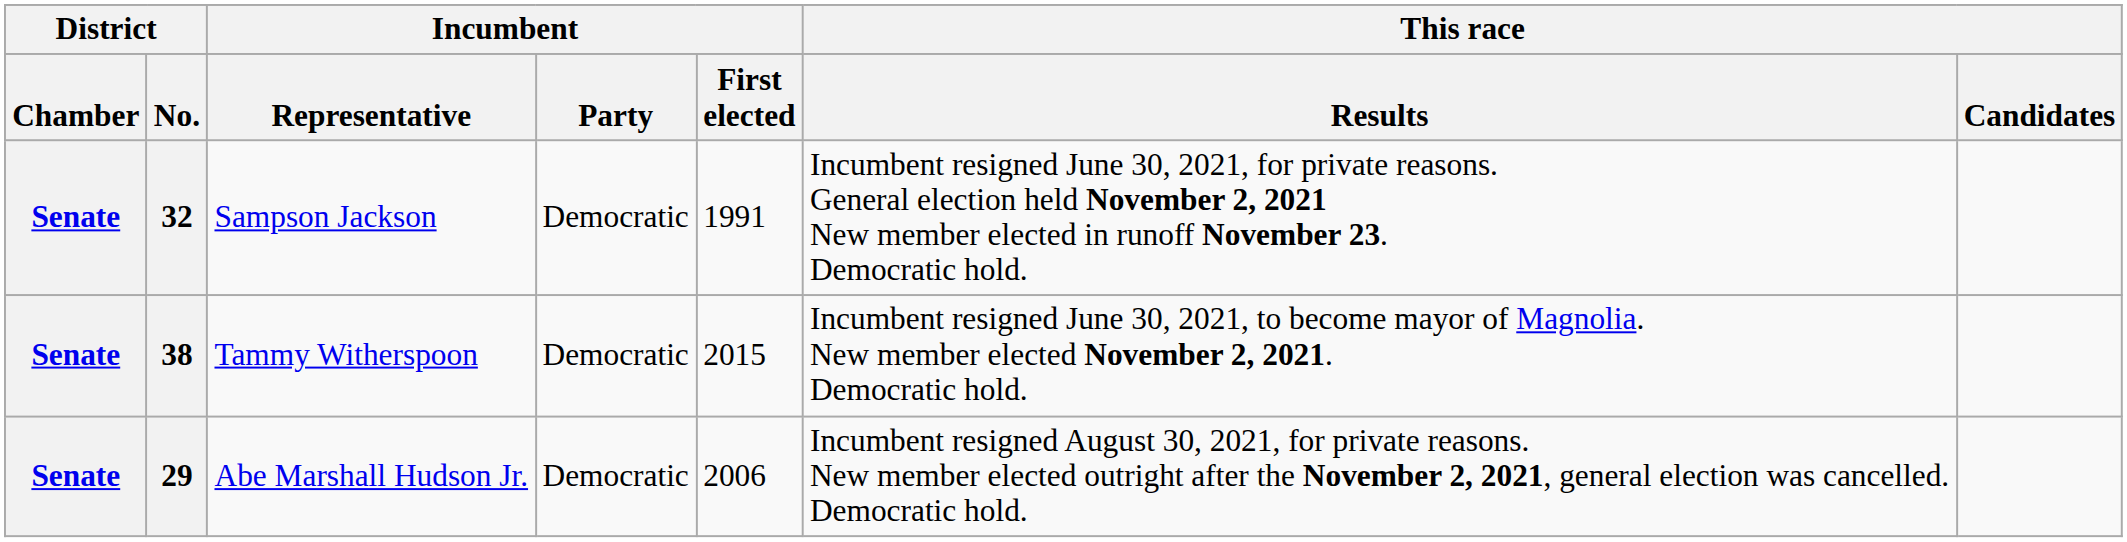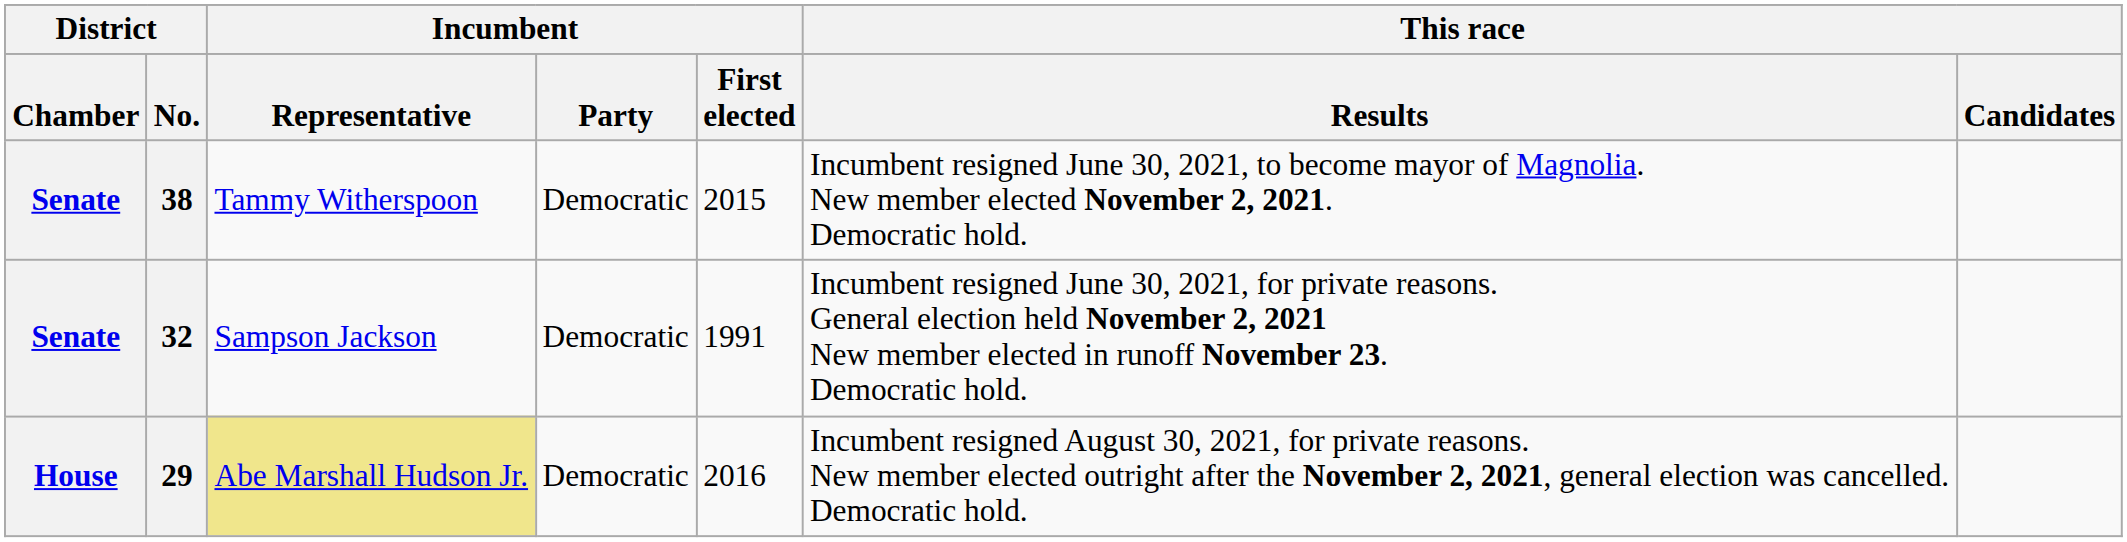rows swapped: (177, 217) <-> (177, 354)
(76, 475) Senate -> (76, 475) House
(371, 475) no background -> (371, 475) khaki background
(735, 475) 2006 -> (735, 475) 2016
